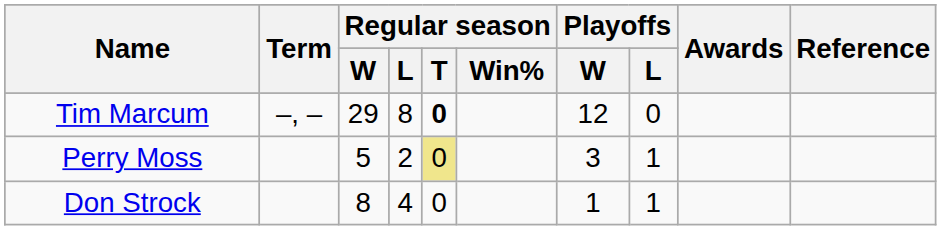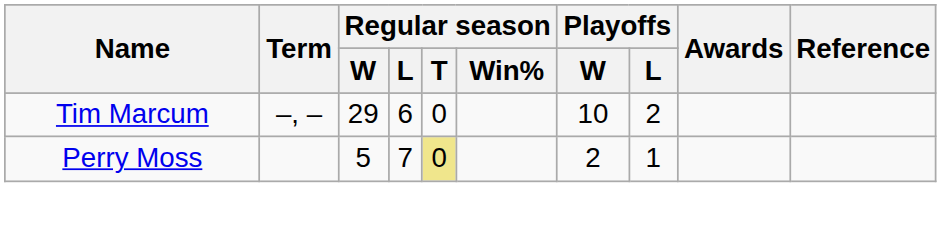(405, 114) 8 -> (405, 114) 6
(439, 114) bold -> (439, 114) normal
(593, 114) 12 -> (593, 114) 10
(653, 114) 0 -> (653, 114) 2
(405, 158) 2 -> (405, 158) 7
(593, 158) 3 -> (593, 158) 2
- row: (132, 202)
